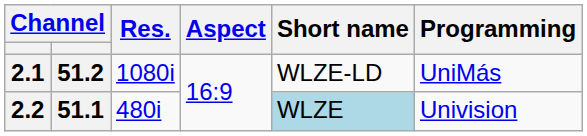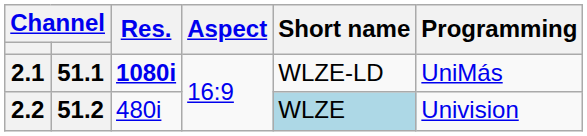(81, 72) 51.2 -> (81, 72) 51.1
(145, 72) normal -> (146, 72) bold
(81, 110) 51.1 -> (81, 110) 51.2
